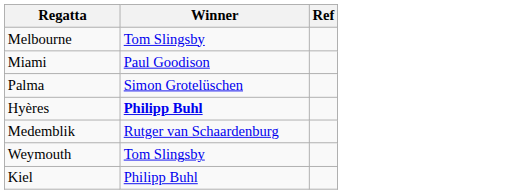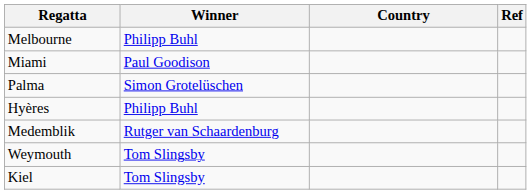+ column: (403, 16)
(164, 39) Tom Slingsby -> (161, 39) Philipp Buhl
(163, 108) bold -> (161, 108) normal
(161, 177) Philipp Buhl -> (164, 177) Tom Slingsby
